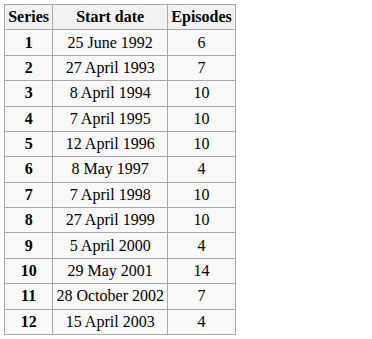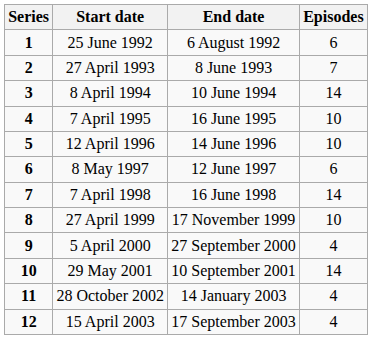+ column: (234, 17)
(202, 93) 10 -> (333, 93) 14
(202, 169) 4 -> (333, 169) 6
(202, 194) 10 -> (333, 194) 14
(202, 296) 7 -> (333, 296) 4
